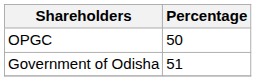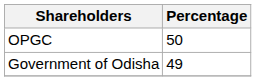(175, 64) 51 -> (175, 64) 49
